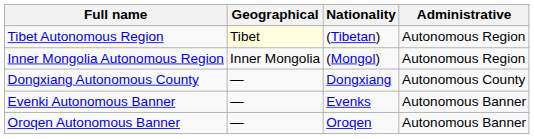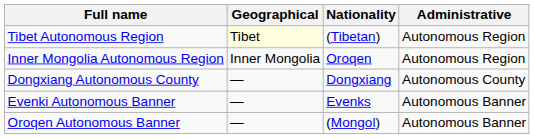(353, 58) (Mongol) -> (349, 58) Oroqen
(349, 123) Oroqen -> (353, 123) (Mongol)
